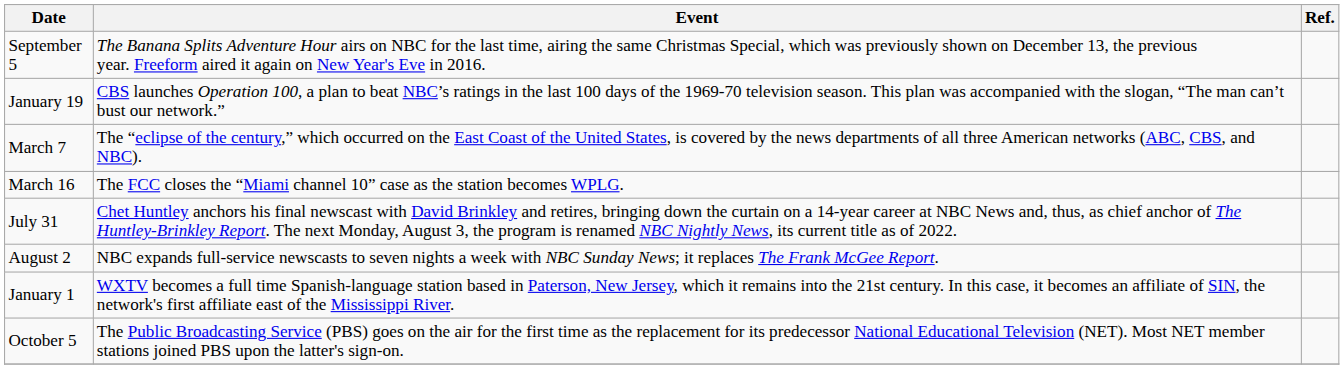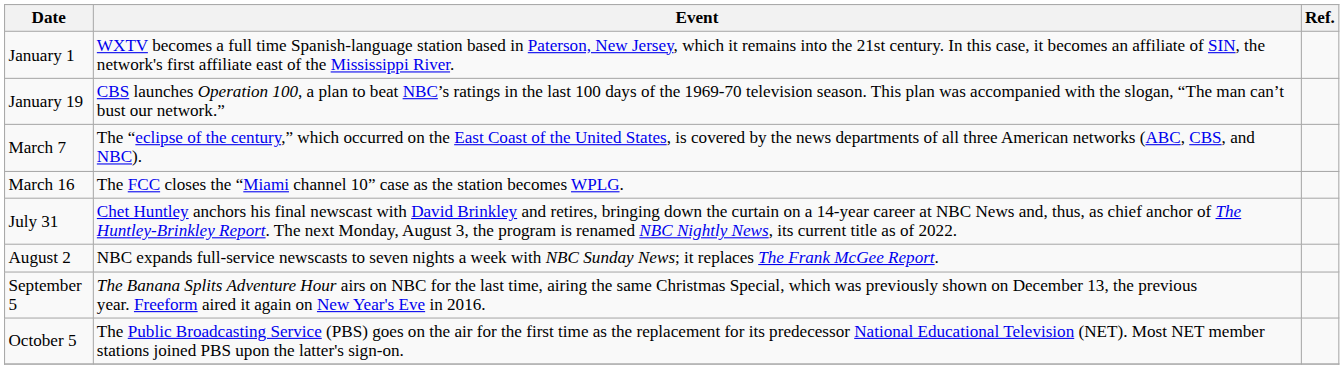rows swapped: (42, 294) <-> (45, 54)
